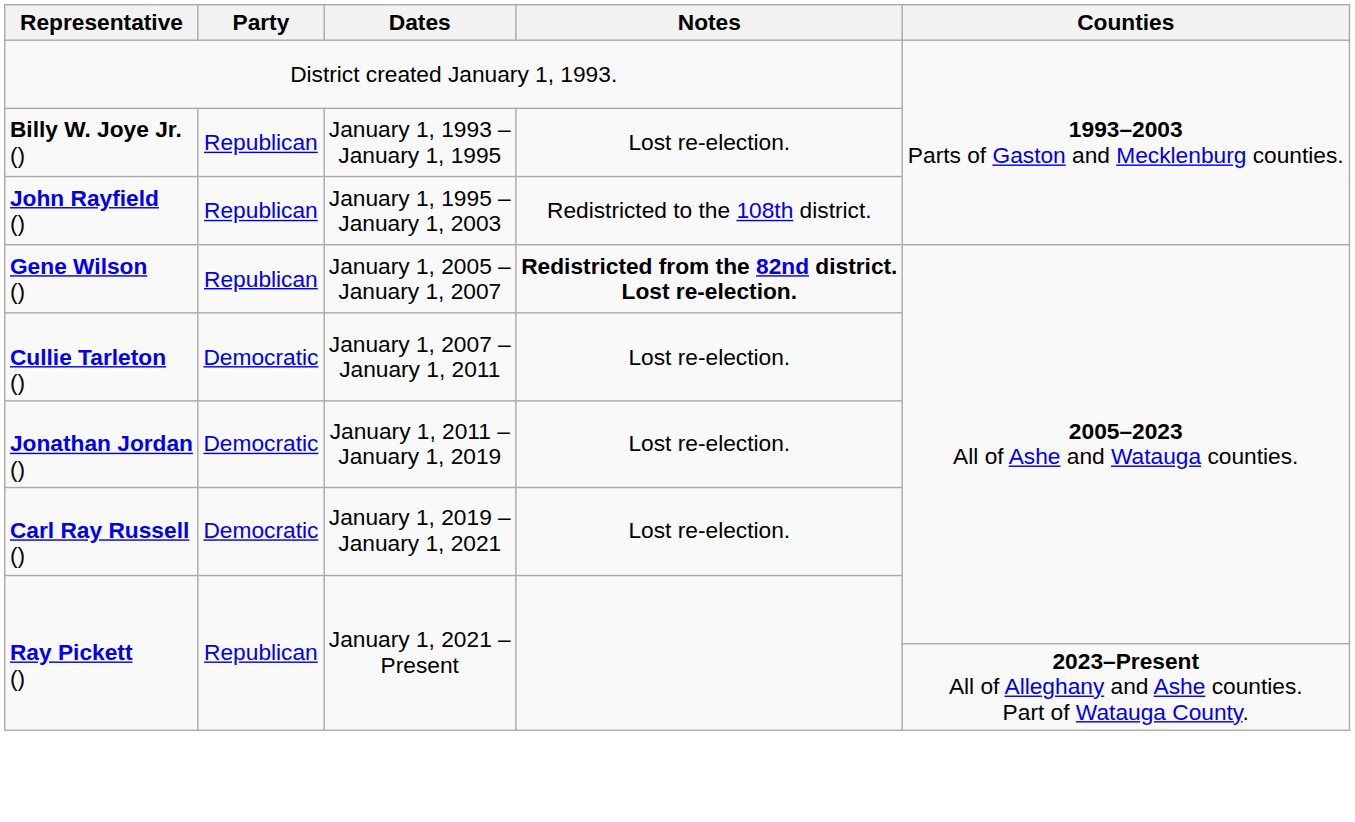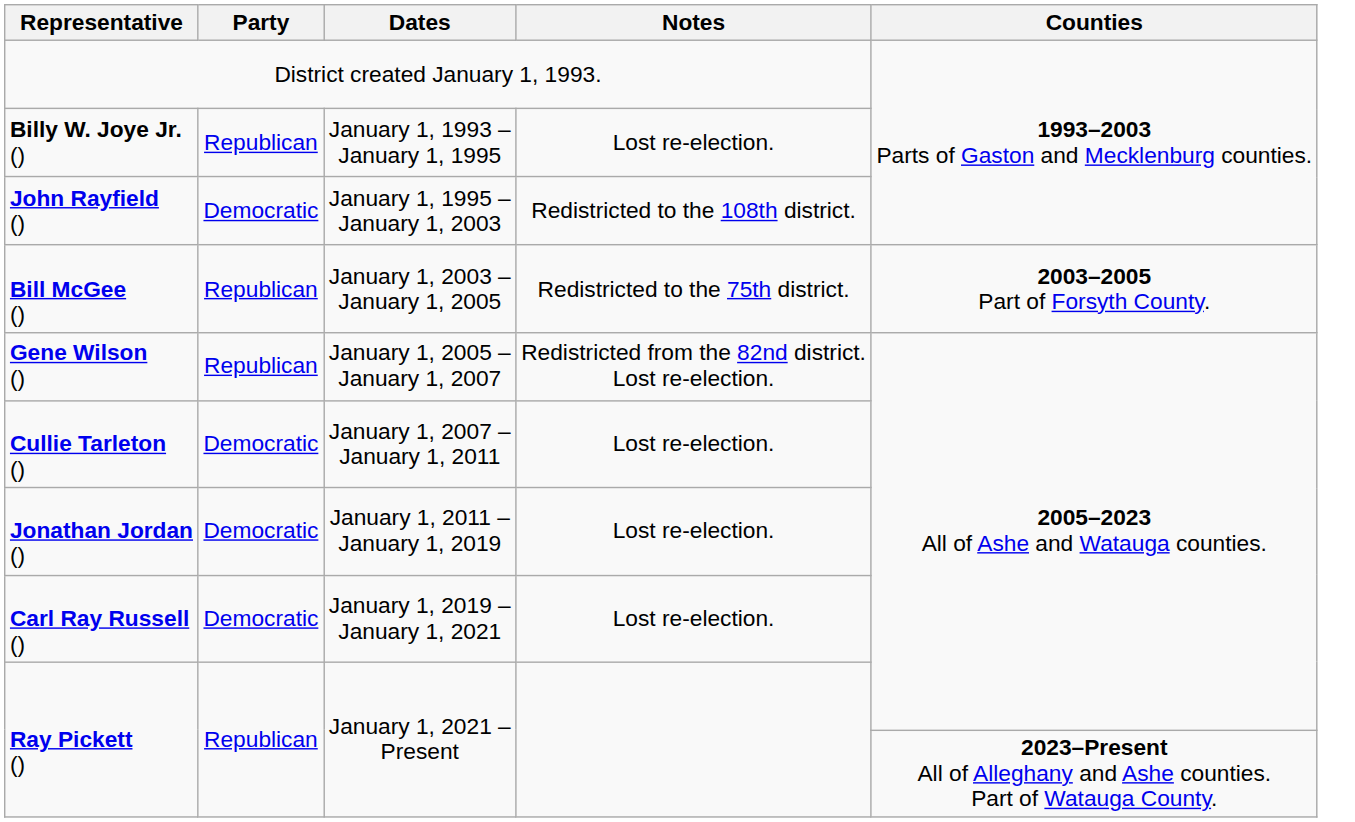(261, 210) Republican -> (261, 210) Democratic
+ row: (68, 301)
(709, 279) bold -> (694, 366) normal
